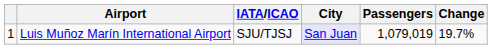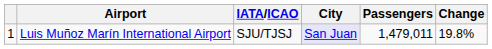(405, 34) 1,079,019 -> (406, 34) 1,479,011
(456, 34) 19.7% -> (456, 34) 19.8%
